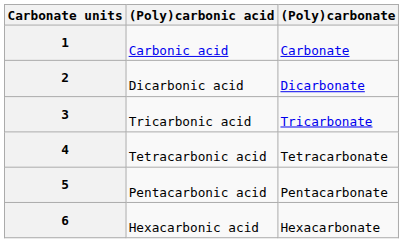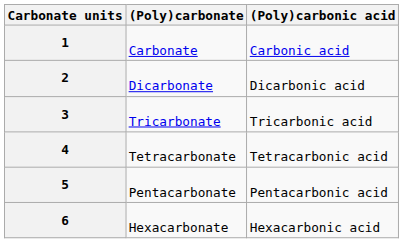columns swapped: (338, 15) <-> (202, 15)
